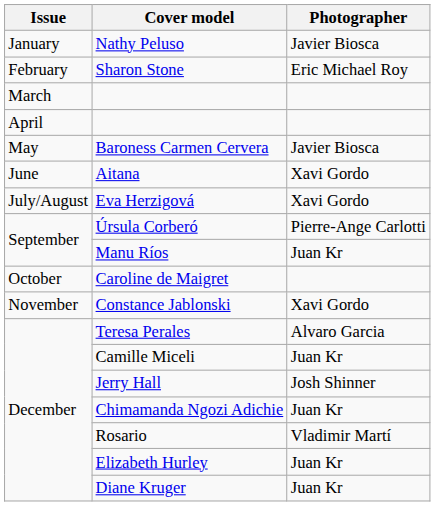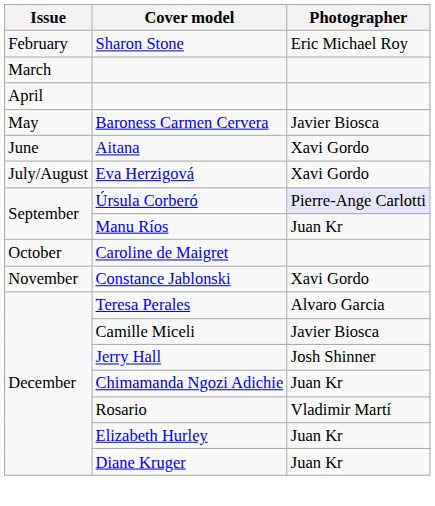- row: (34, 43)
(358, 226) no background -> (358, 200) lavender background
(317, 357) Juan Kr -> (335, 331) Javier Biosca
